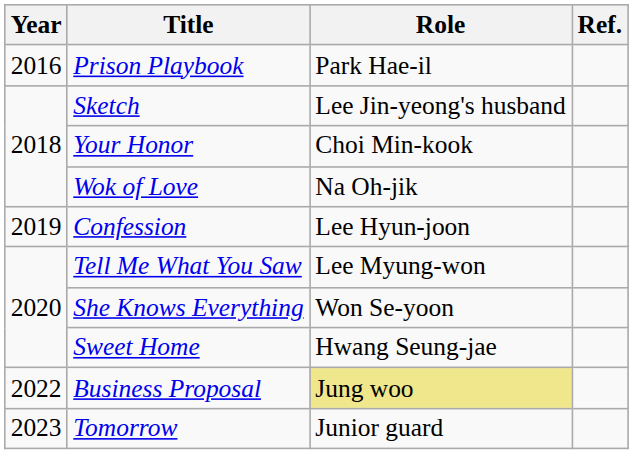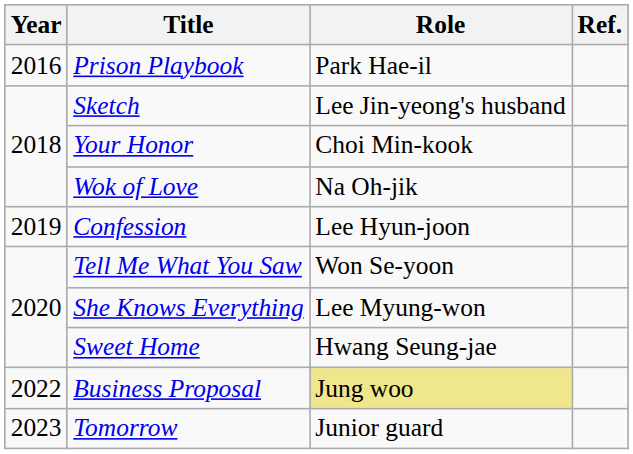(400, 266) Lee Myung-won -> (385, 266) Won Se-yoon
(385, 307) Won Se-yoon -> (400, 307) Lee Myung-won
